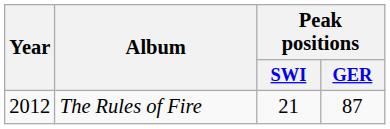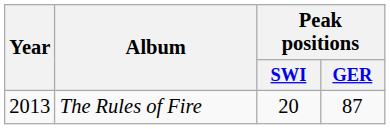(30, 106) 2012 -> (30, 106) 2013
(288, 106) 21 -> (288, 106) 20
